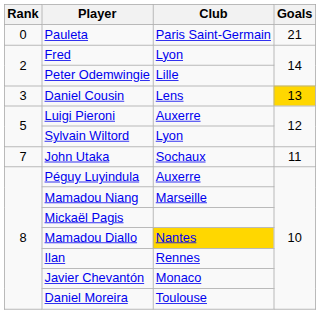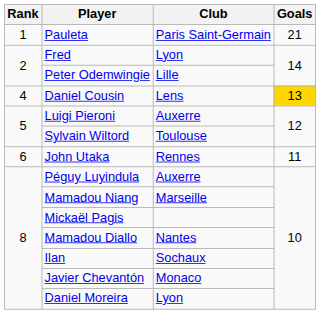(23, 34) 0 -> (23, 34) 1
(23, 95) 3 -> (23, 95) 4
(169, 136) Lyon -> (181, 136) Toulouse
(23, 156) 7 -> (23, 156) 6
(181, 156) Sochaux -> (178, 156) Rennes
(176, 237) gold background -> (176, 237) no background
(178, 258) Rennes -> (181, 258) Sochaux
(181, 298) Toulouse -> (169, 298) Lyon
